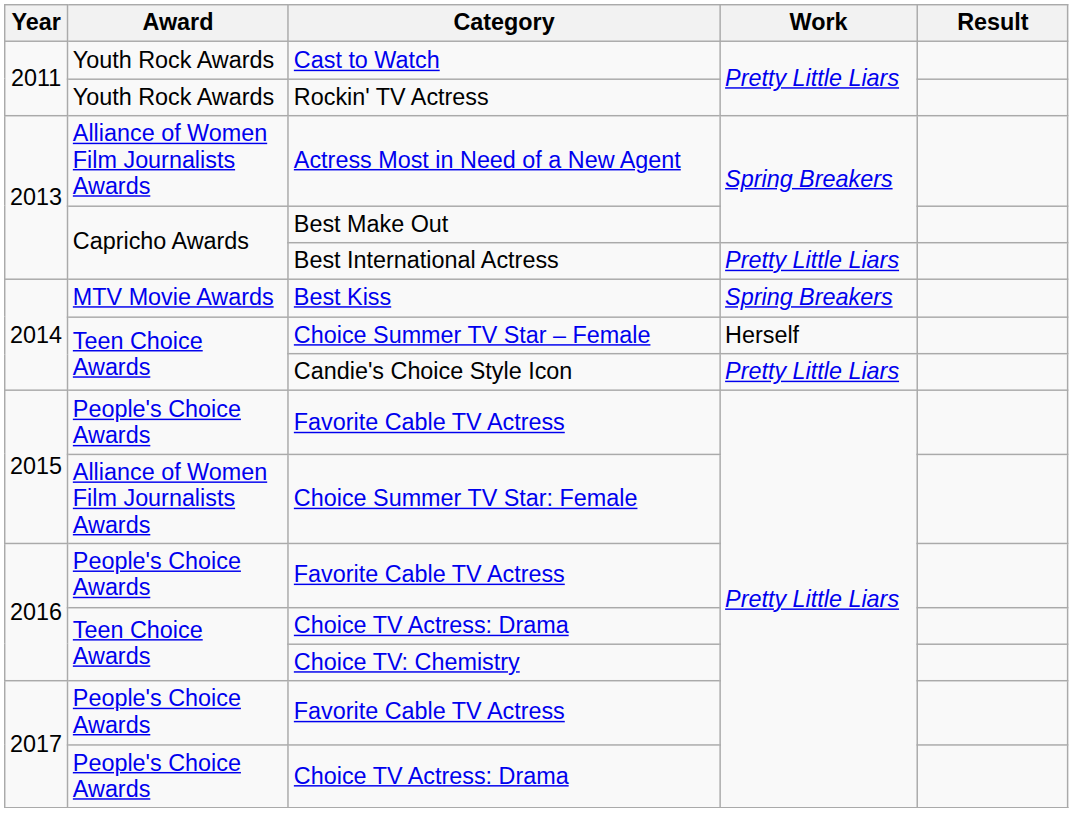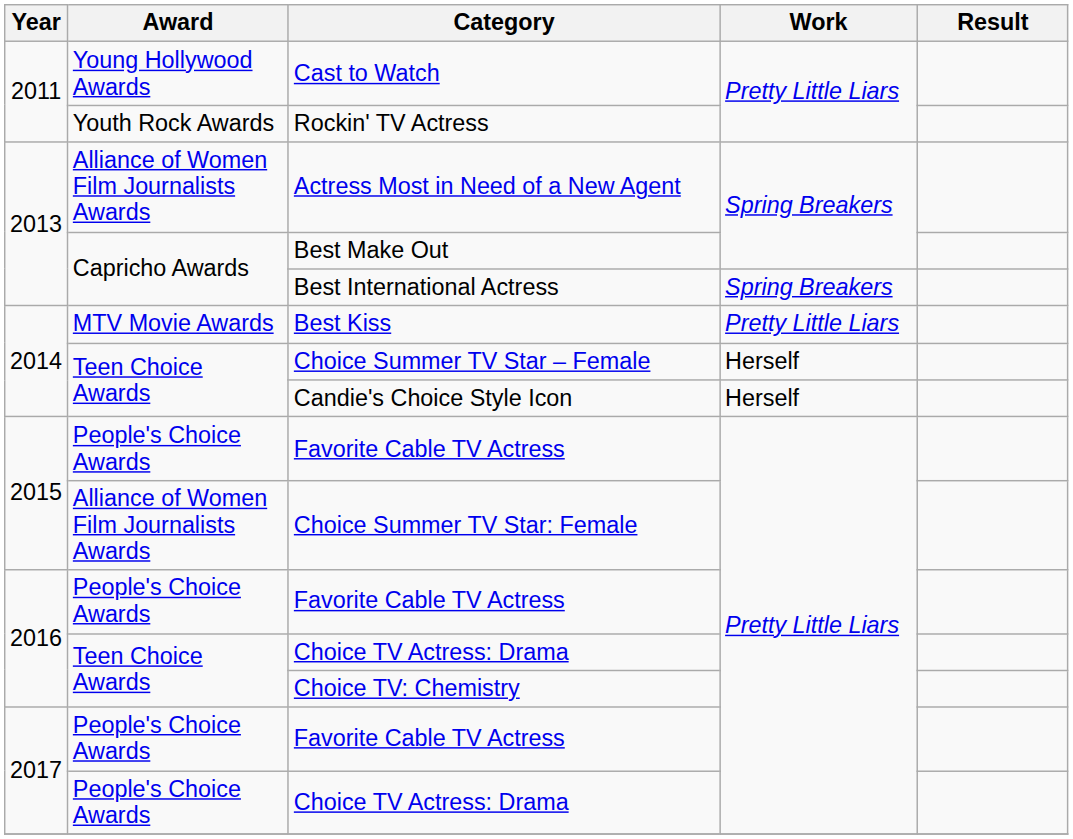(173, 60) Youth Rock Awards -> (163, 73) Young Hollywood Awards
(812, 260) Pretty Little Liars -> (809, 287) Spring Breakers
(809, 297) Spring Breakers -> (812, 324) Pretty Little Liars
(812, 371) Pretty Little Liars -> (762, 398) Herself
